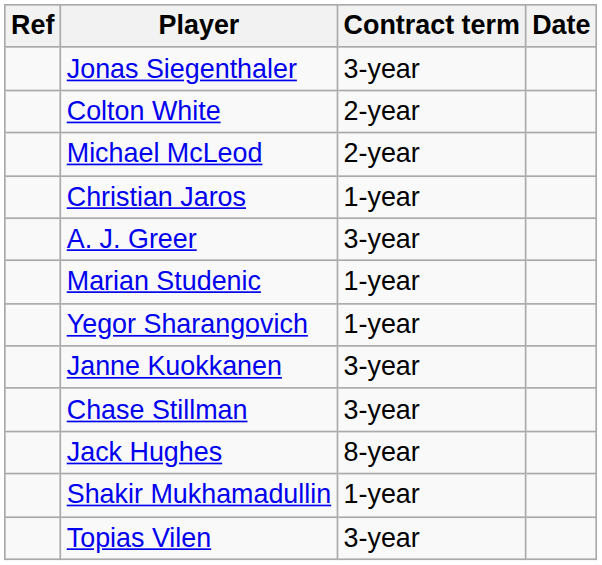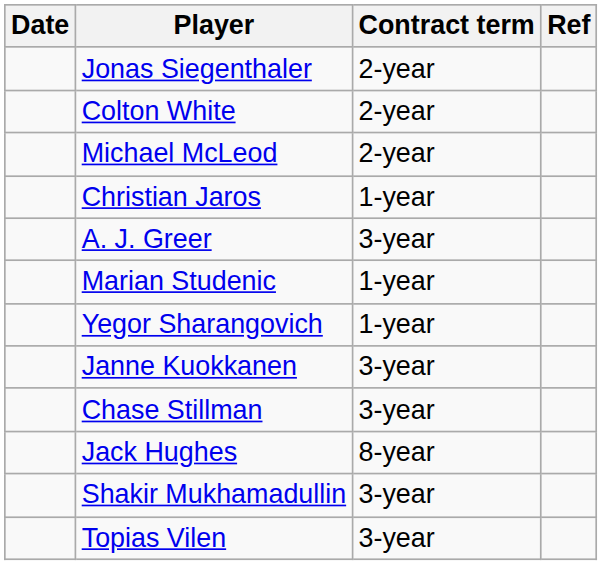columns swapped: (561, 25) <-> (33, 25)
(382, 68) 3-year -> (397, 68) 2-year
(382, 494) 1-year -> (397, 494) 3-year
